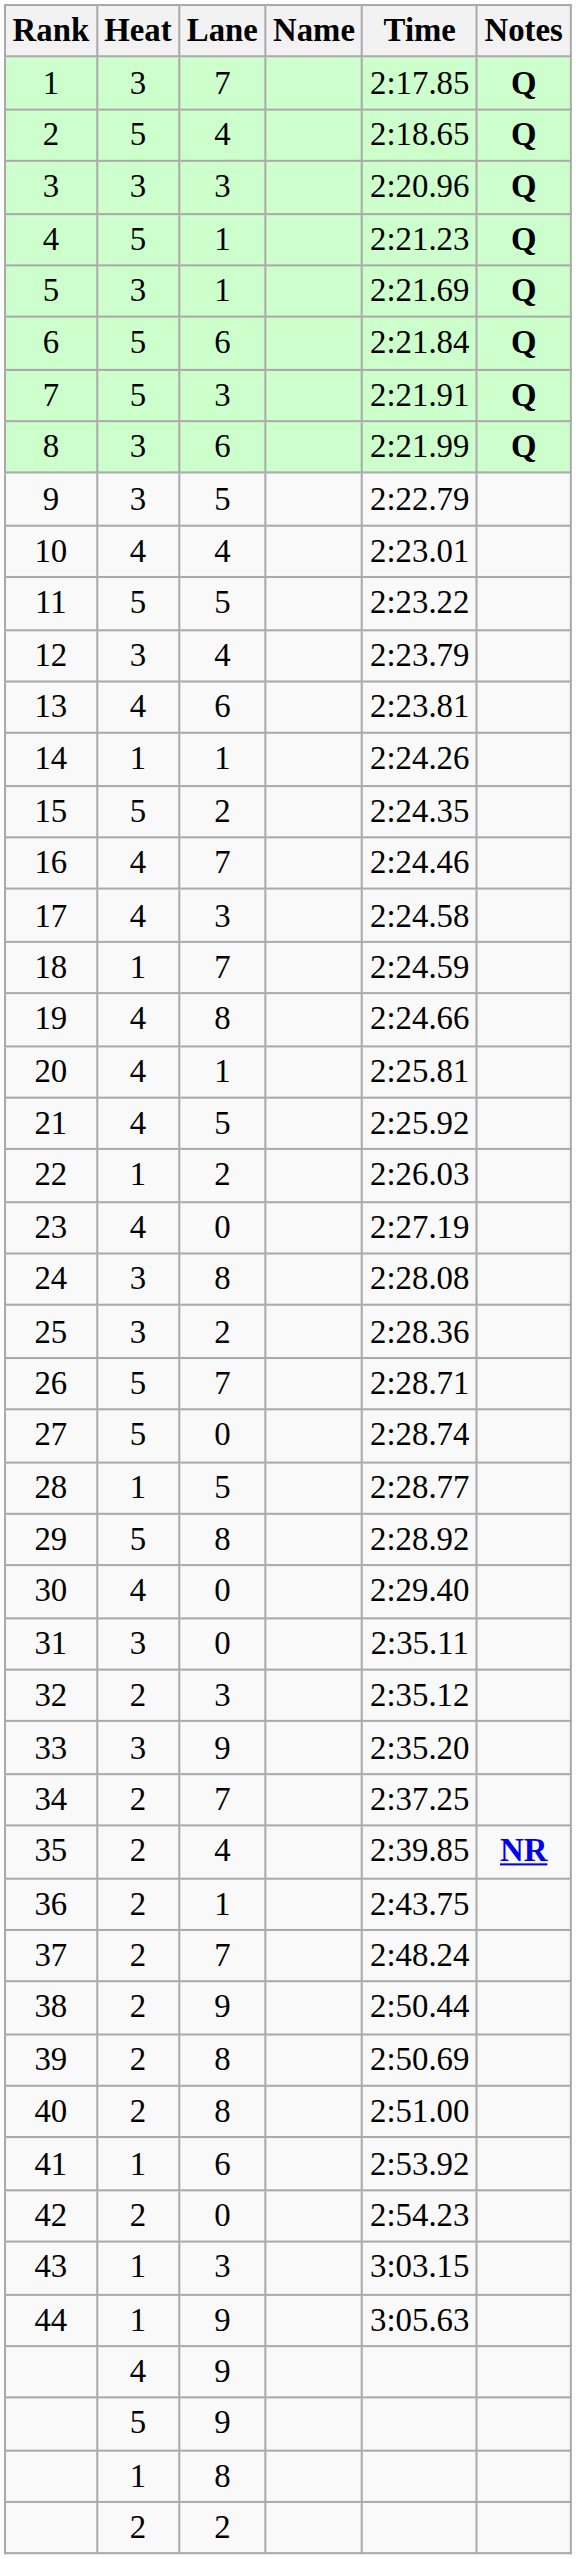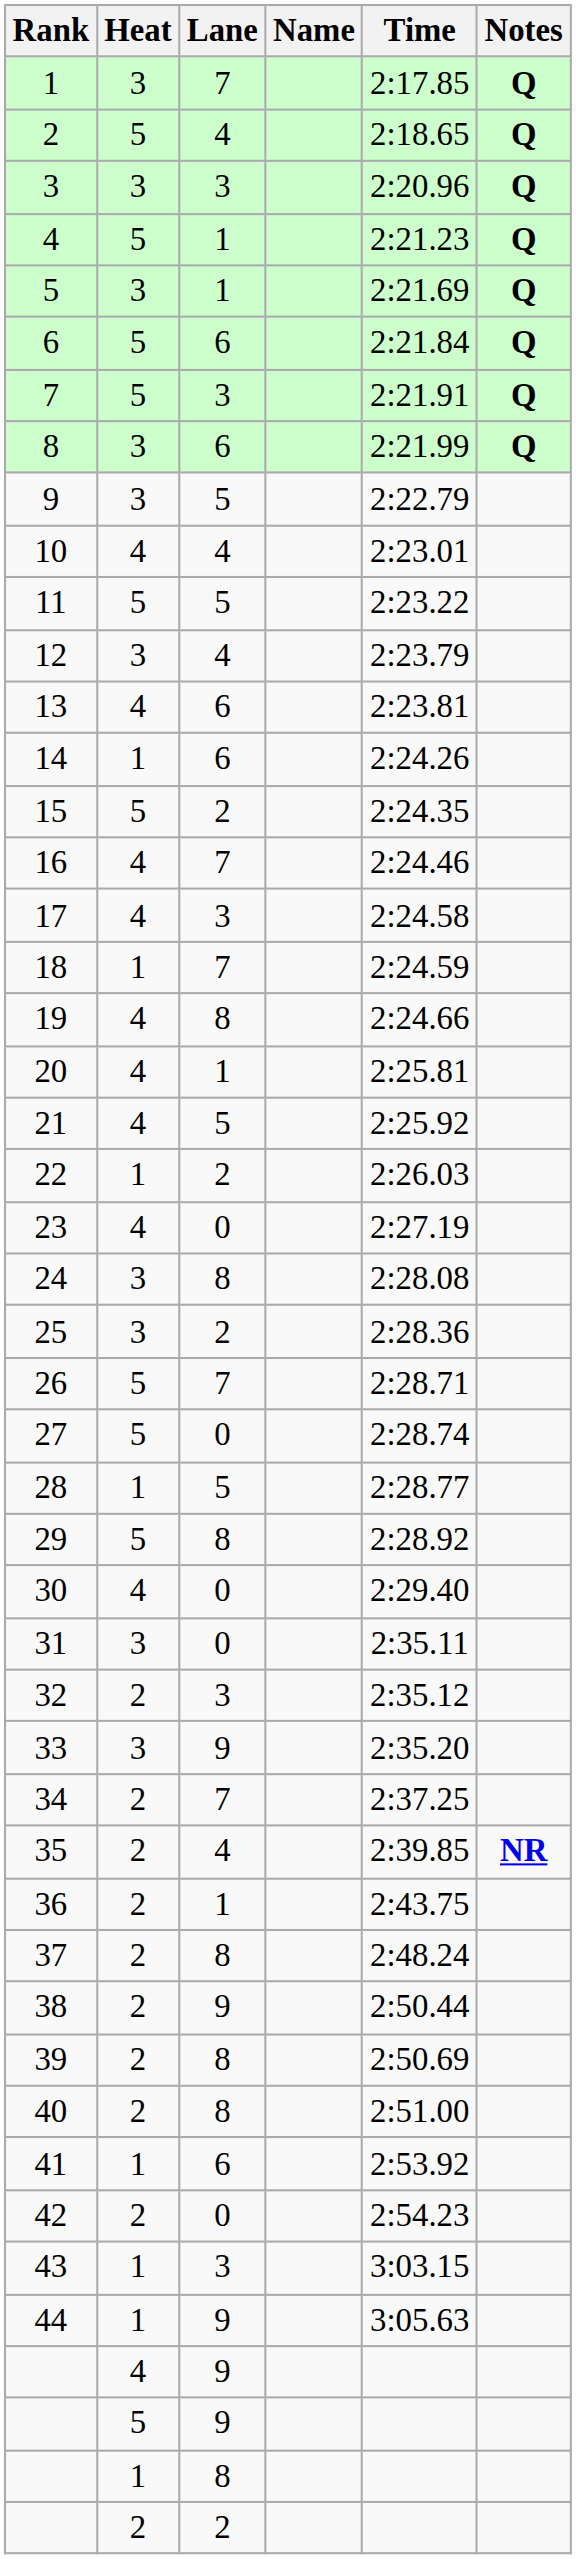(222, 758) 1 -> (222, 758) 6
(222, 1955) 7 -> (222, 1955) 8
